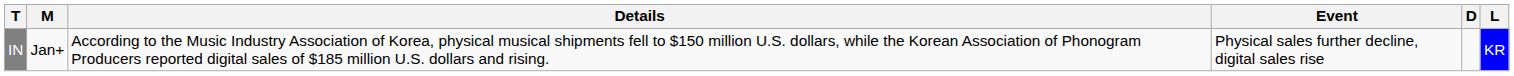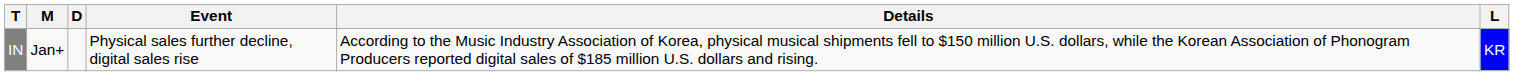columns swapped: (1471, 16) <-> (640, 16)
